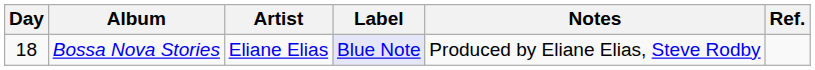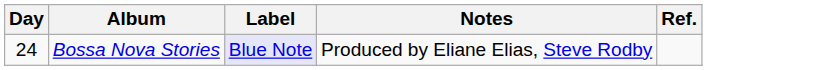- column: (278, 19)
(26, 49) 18 -> (26, 49) 24
